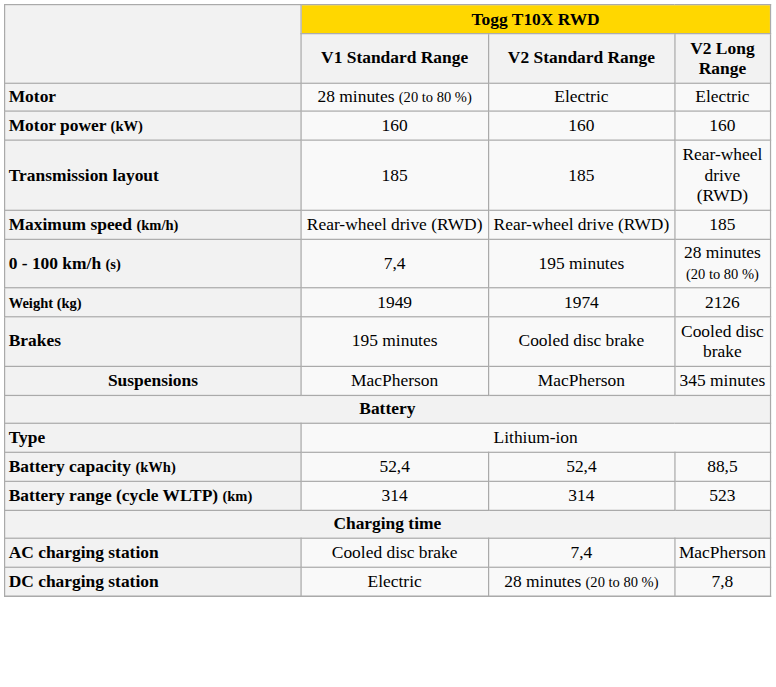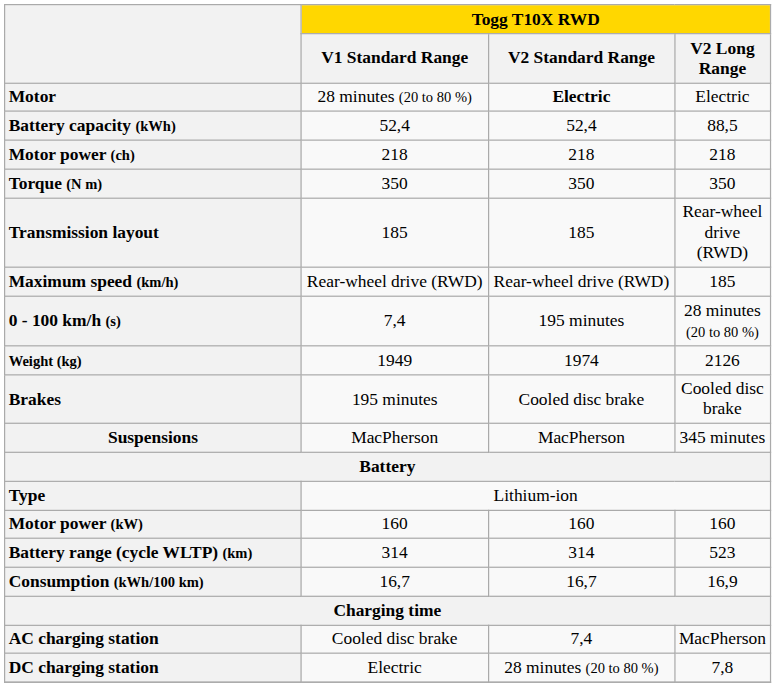(581, 97) normal -> (581, 97) bold
rows swapped: (76, 126) <-> (92, 466)
+ row: (72, 154)
+ row: (55, 183)
+ row: (106, 581)
